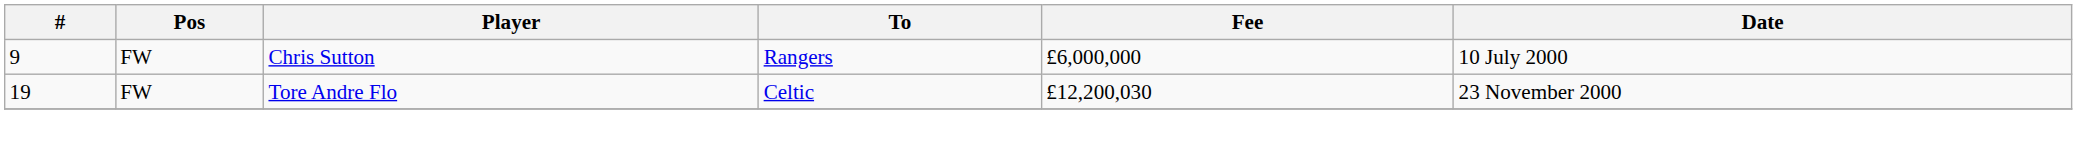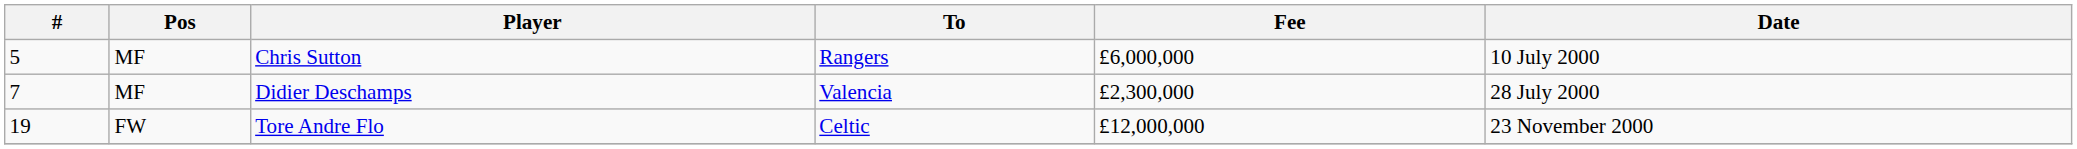(15, 56) 9 -> (15, 56) 5
(136, 56) FW -> (130, 56) MF
+ row: (333, 91)
(1099, 91) £12,200,030 -> (1152, 126) £12,000,000
